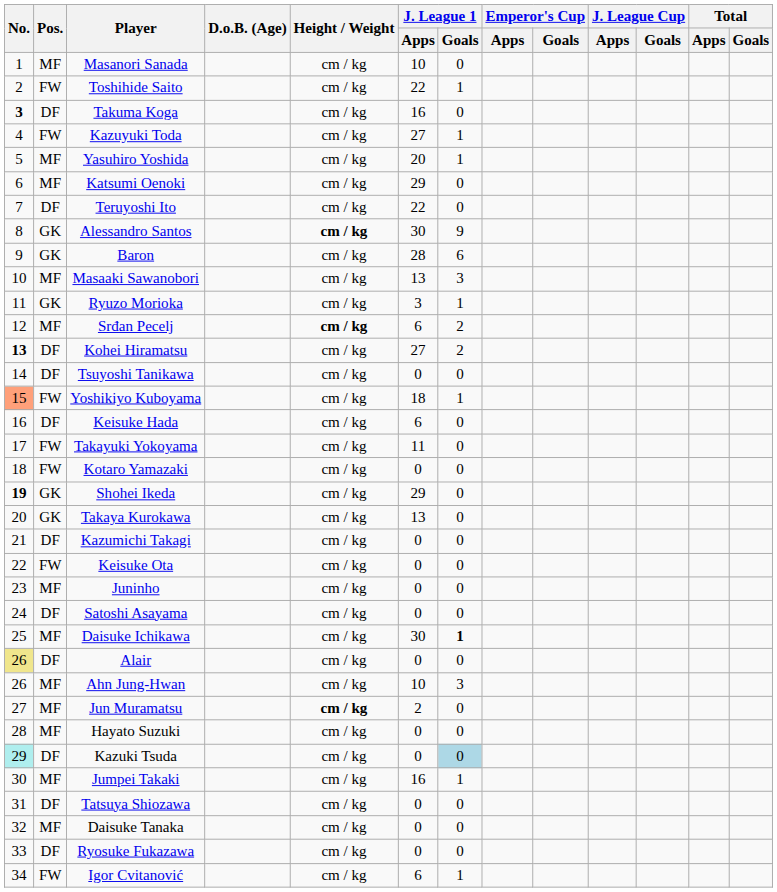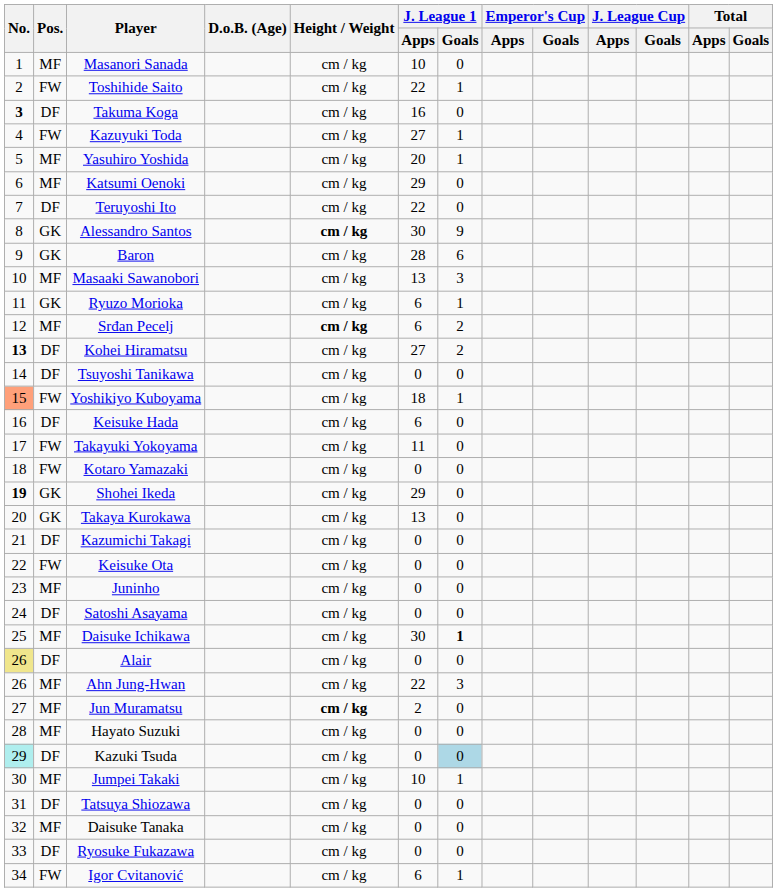(418, 302) 3 -> (418, 302) 6
(418, 684) 10 -> (418, 684) 22
(418, 779) 16 -> (418, 779) 10
